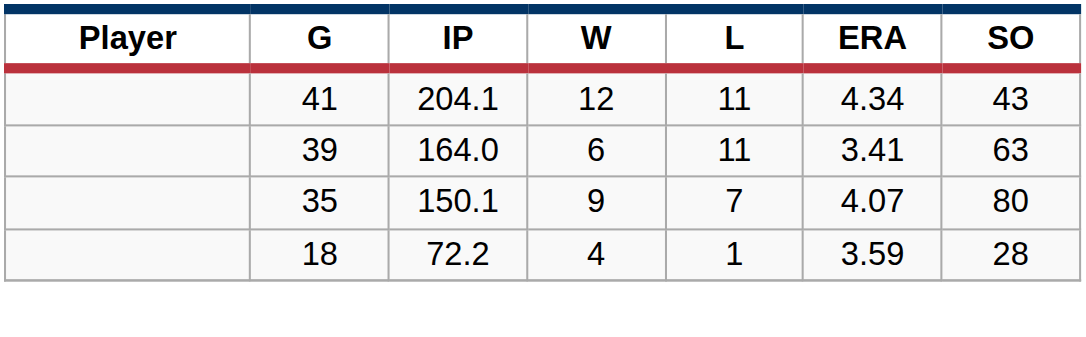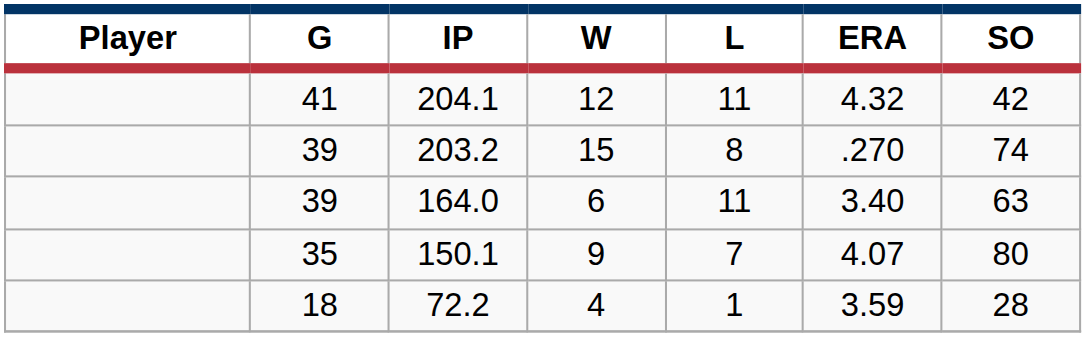(873, 98) 4.34 -> (873, 98) 4.32
(1011, 98) 43 -> (1011, 98) 42
+ row: (458, 150)
(873, 150) 3.41 -> (873, 201) 3.40
